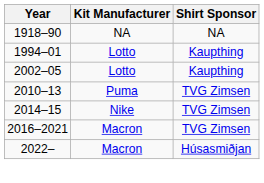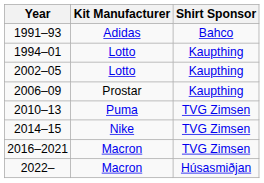- row: (38, 33)
+ row: (38, 33)
+ row: (38, 91)
